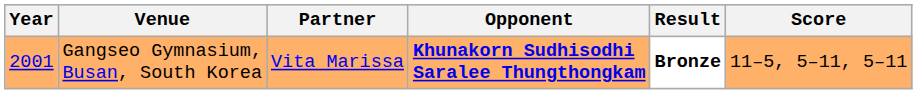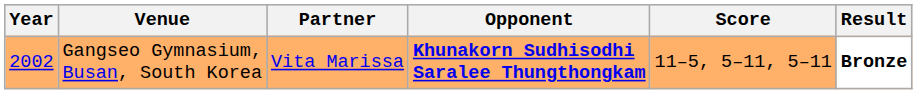columns swapped: (819, 20) <-> (688, 20)
(31, 62) 2001 -> (31, 62) 2002
